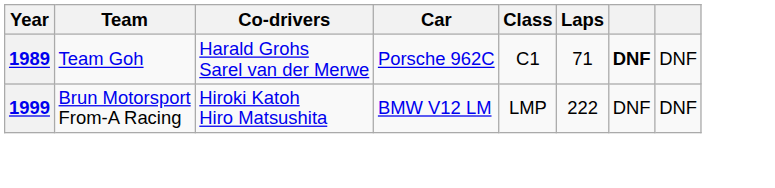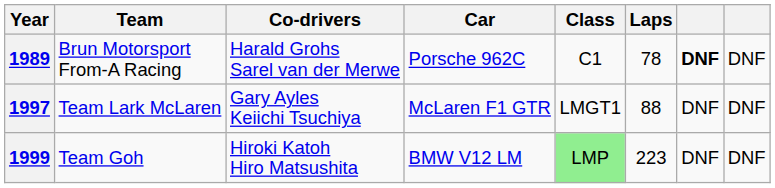(101, 59) Team Goh -> (125, 59) Brun Motorsport From-A Racing
(583, 59) 71 -> (651, 59) 78
+ row: (29, 109)
(125, 109) Brun Motorsport From-A Racing -> (101, 158) Team Goh
(528, 109) no background -> (590, 158) lightgreen background
(583, 109) 222 -> (651, 158) 223
